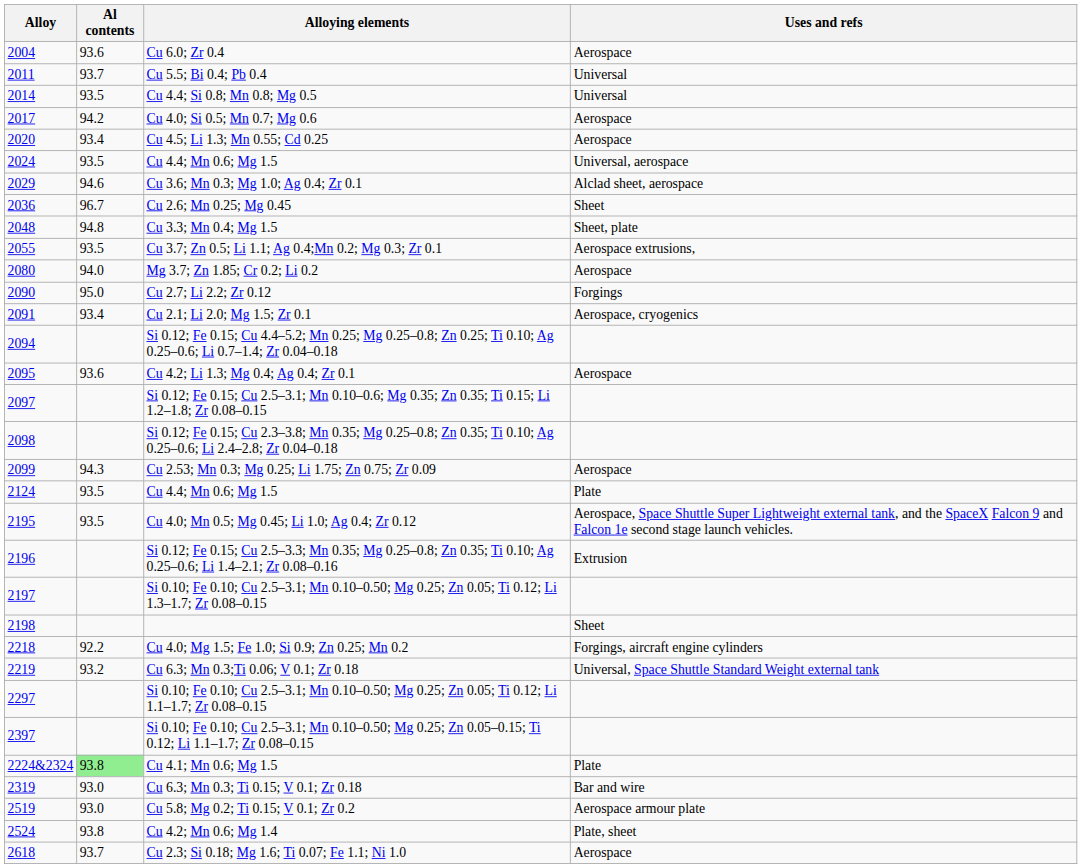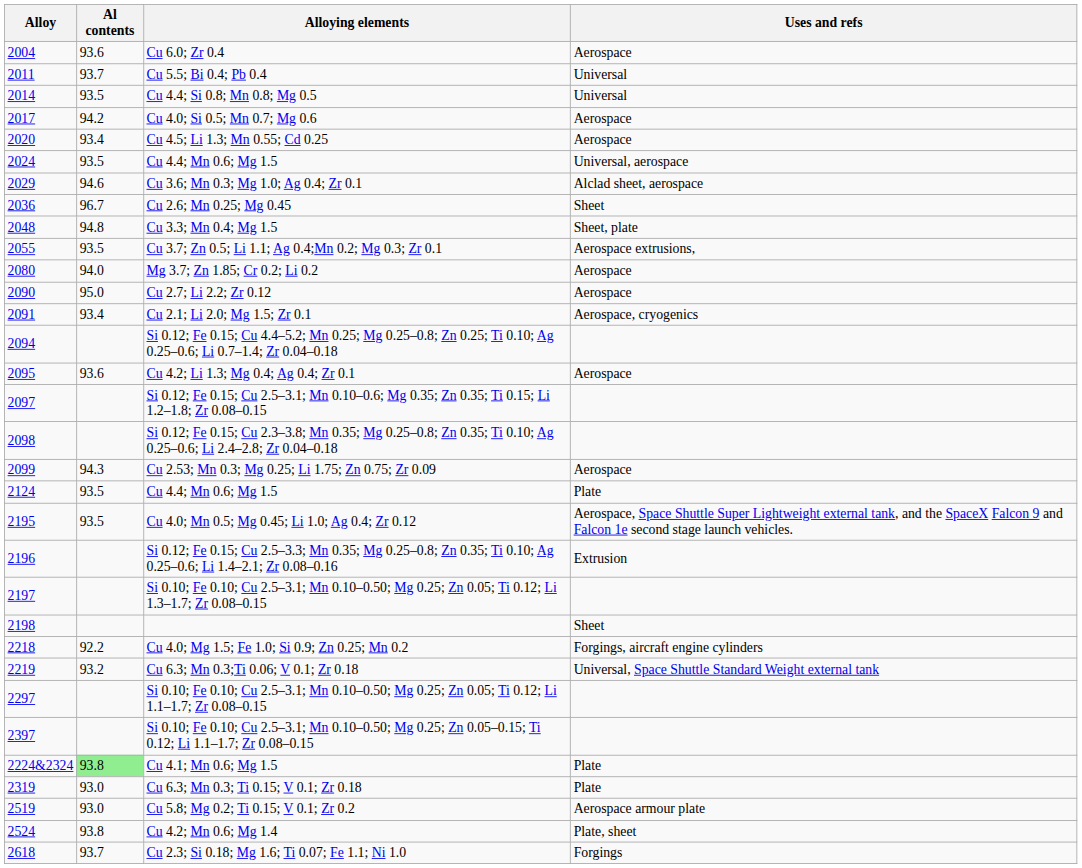(598, 292) Forgings -> (603, 292) Aerospace
(609, 787) Bar and wire -> (587, 787) Plate
(603, 853) Aerospace -> (598, 853) Forgings
